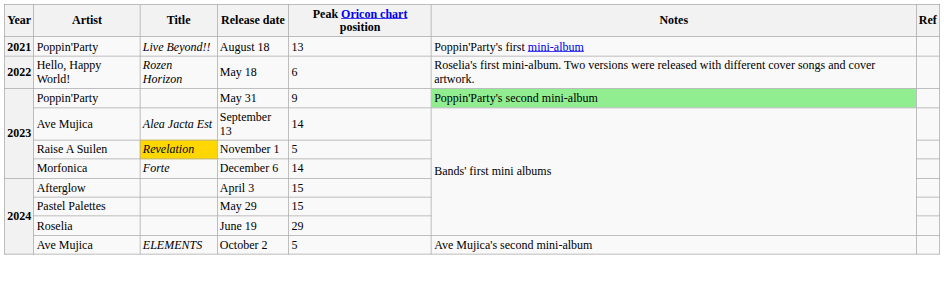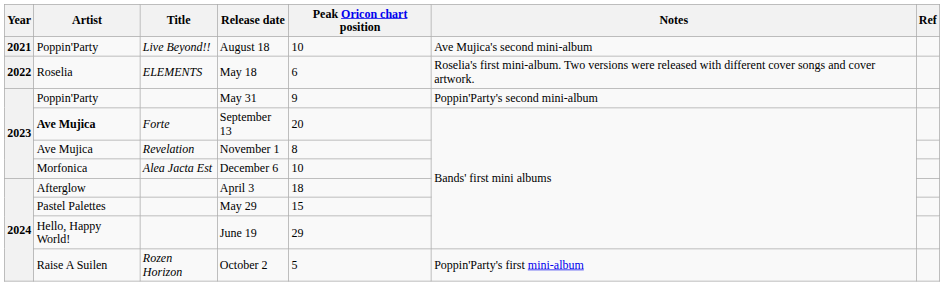(298, 46) 13 -> (298, 46) 10
(509, 46) Poppin'Party's first mini-album -> (513, 46) Ave Mujica's second mini-album
(69, 72) Hello, Happy World! -> (55, 72) Roselia
(163, 72) Rozen Horizon -> (173, 72) ELEMENTS
(516, 98) lightgreen background -> (516, 98) no background
(65, 123) normal -> (66, 123) bold
(177, 123) Alea Jacta Est -> (156, 123) Forte
(298, 123) 14 -> (298, 123) 20
(72, 149) Raise A Suilen -> (65, 149) Ave Mujica
(168, 149) gold background -> (168, 149) no background
(295, 149) 5 -> (295, 149) 8
(156, 168) Forte -> (177, 168) Alea Jacta Est
(298, 168) 14 -> (298, 168) 10
(298, 187) 15 -> (298, 187) 18
(55, 225) Roselia -> (69, 232) Hello, Happy World!
(65, 244) Ave Mujica -> (72, 265) Raise A Suilen
(173, 244) ELEMENTS -> (163, 265) Rozen Horizon
(513, 244) Ave Mujica's second mini-album -> (509, 265) Poppin'Party's first mini-album
